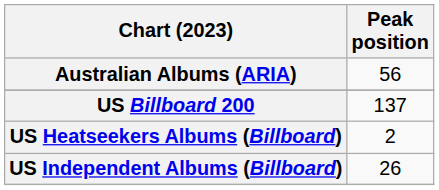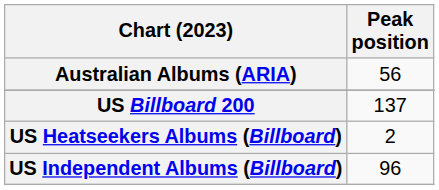(390, 168) 26 -> (390, 168) 96
